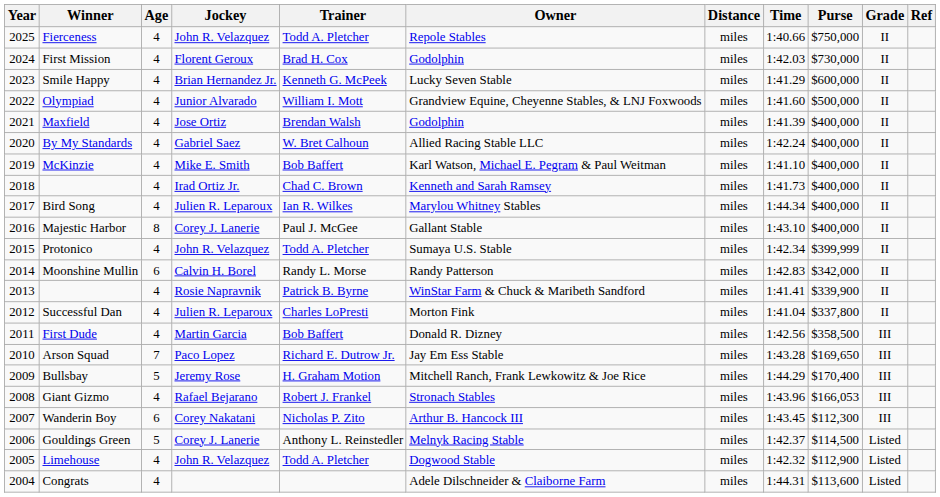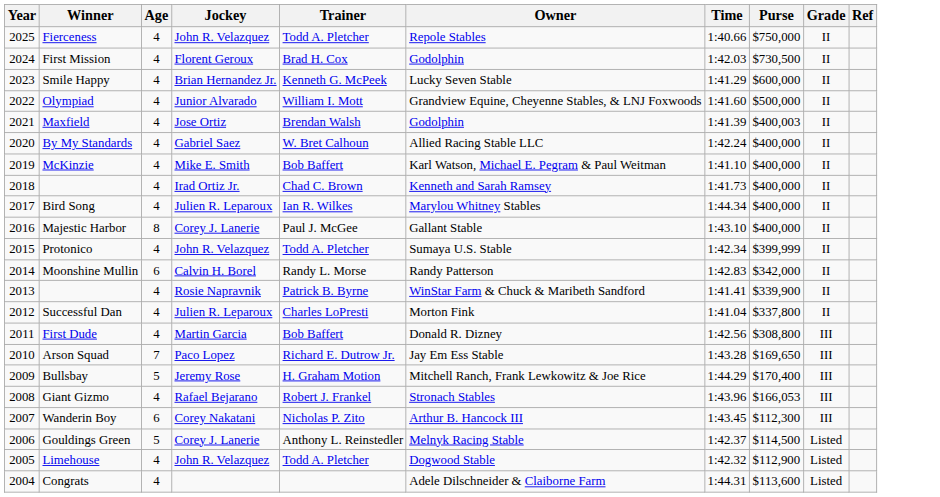- column: (734, 15)
(835, 58) $730,000 -> (776, 58) $730,500
(835, 122) $400,000 -> (776, 122) $400,003
(835, 333) $358,500 -> (776, 333) $308,800
